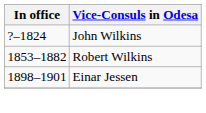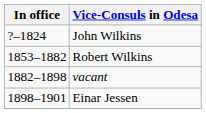+ row: (90, 77)
